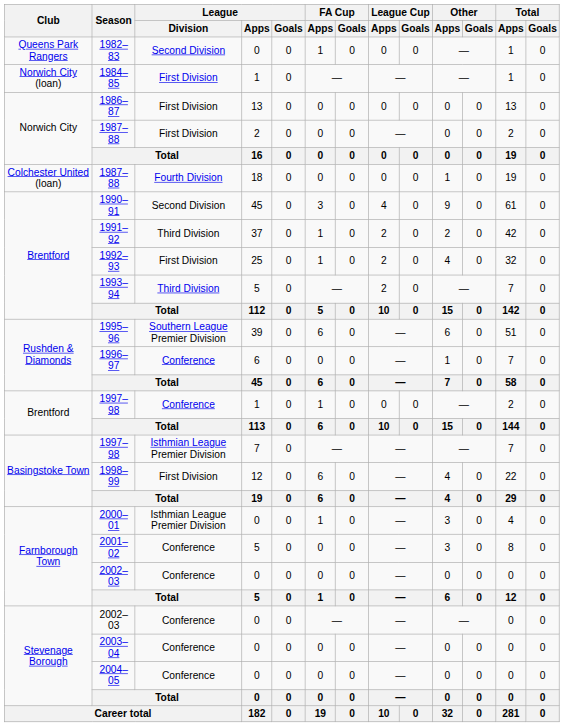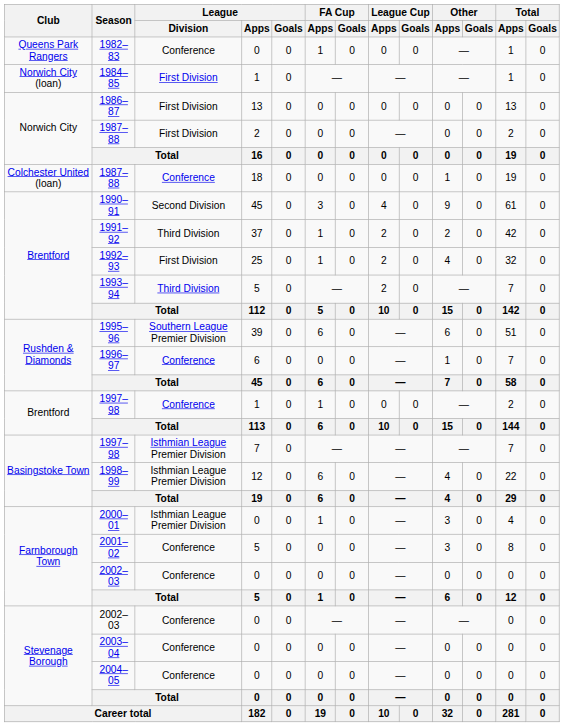(188, 50) Second Division -> (188, 50) Conference
(188, 178) Fourth Division -> (188, 178) Conference
(188, 476) First Division -> (188, 476) Isthmian League Premier Division
